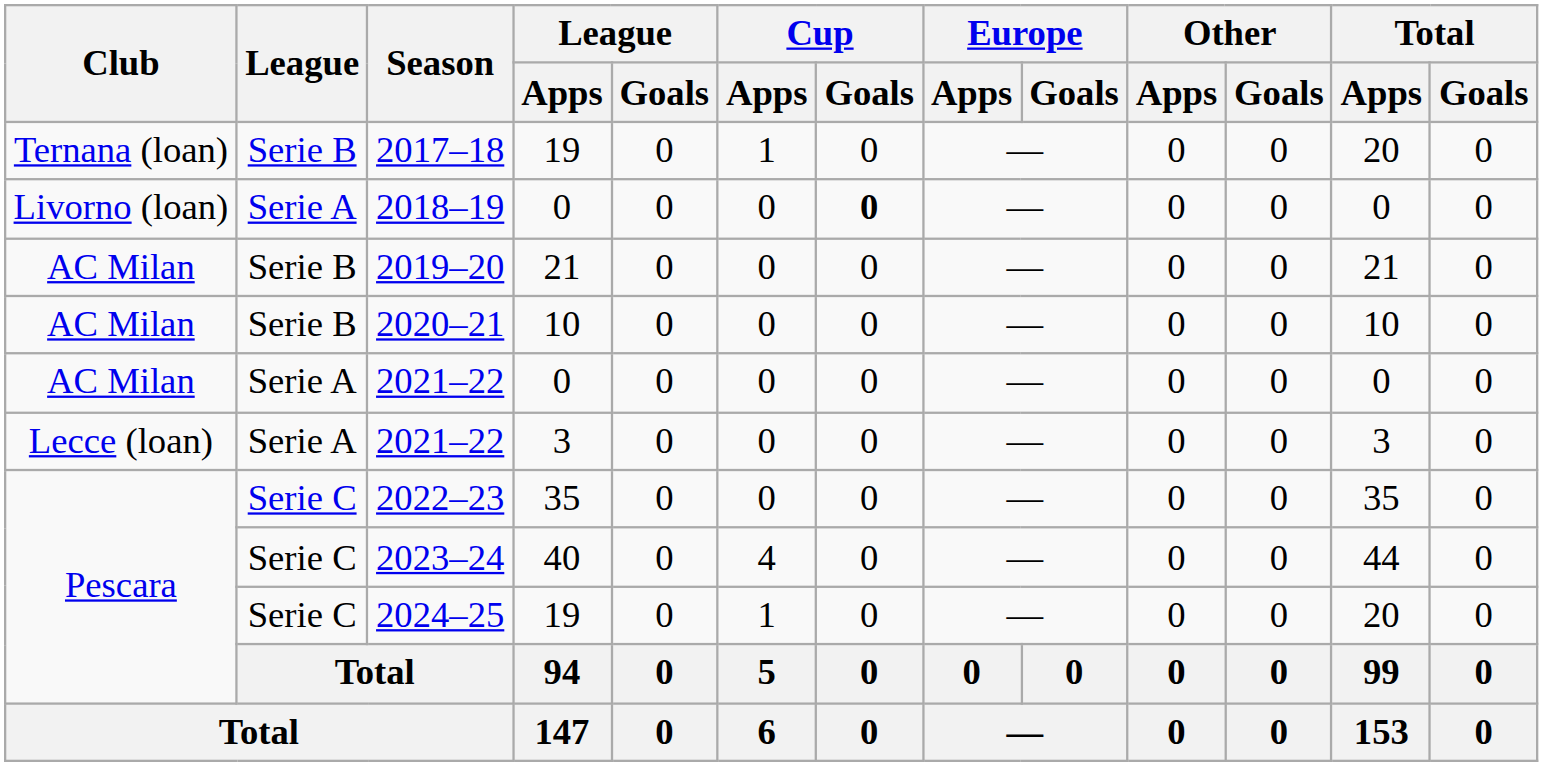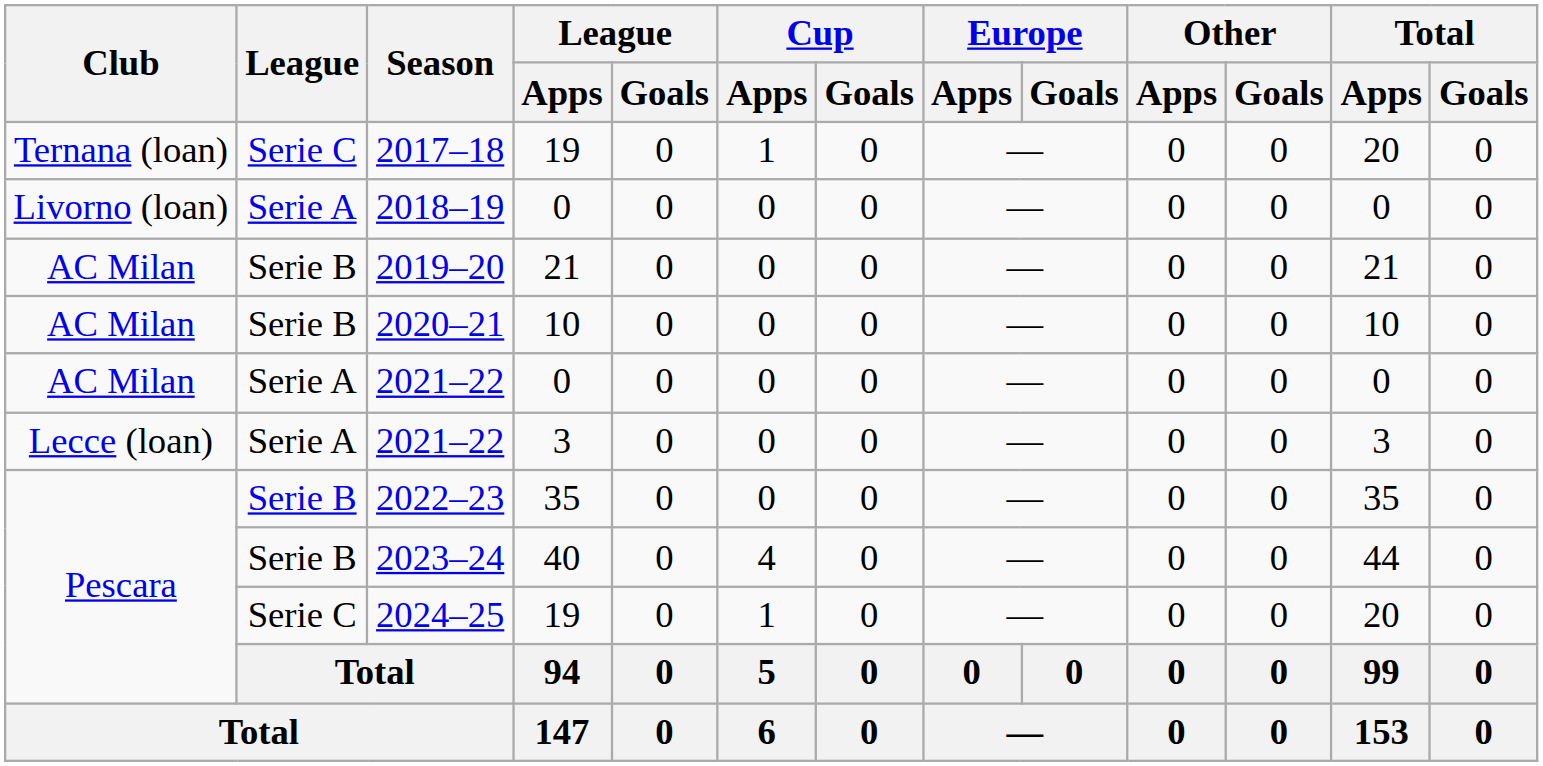(302, 149) Serie B -> (302, 149) Serie C
(869, 207) bold -> (869, 207) normal
(302, 498) Serie C -> (302, 498) Serie B
(302, 556) Serie C -> (302, 556) Serie B
